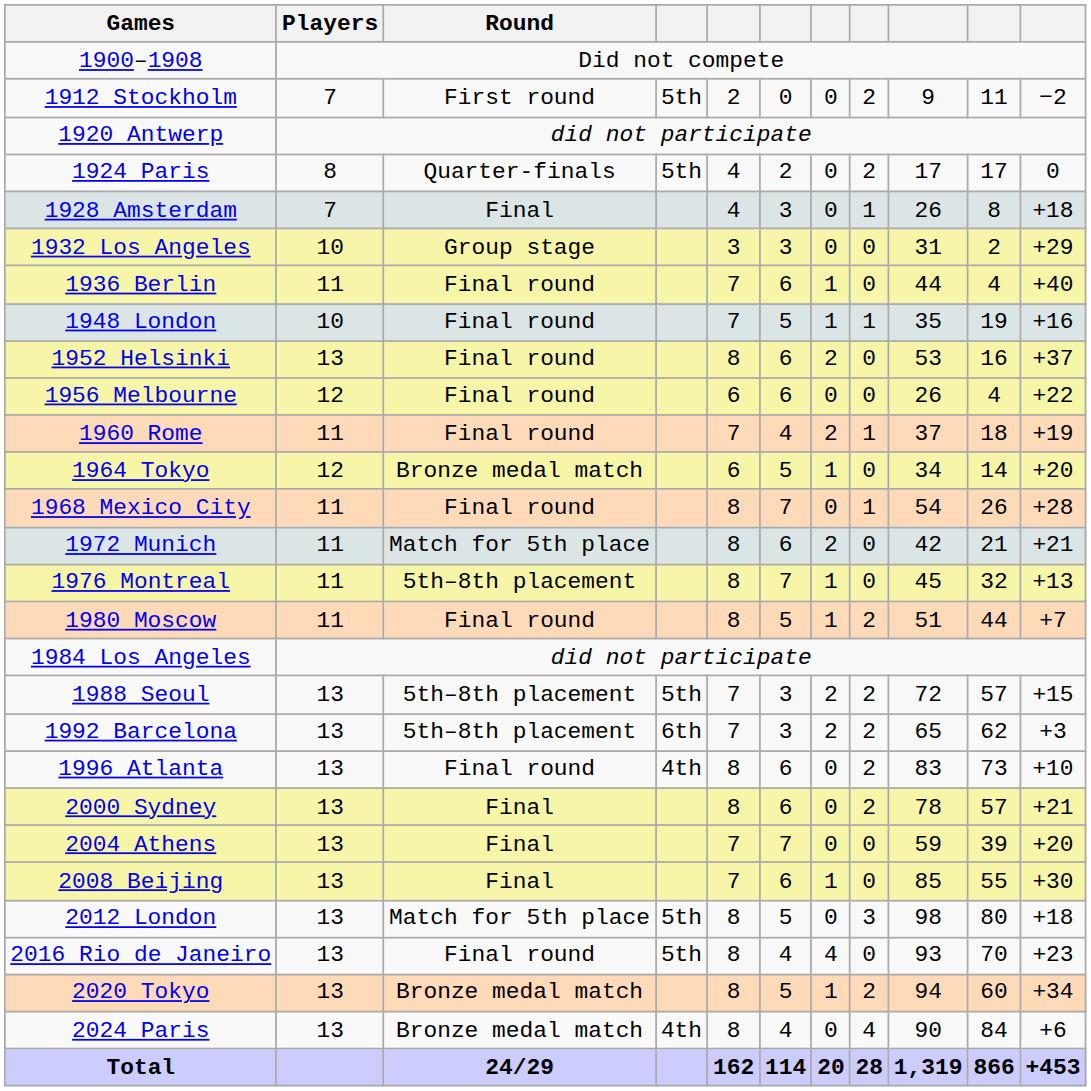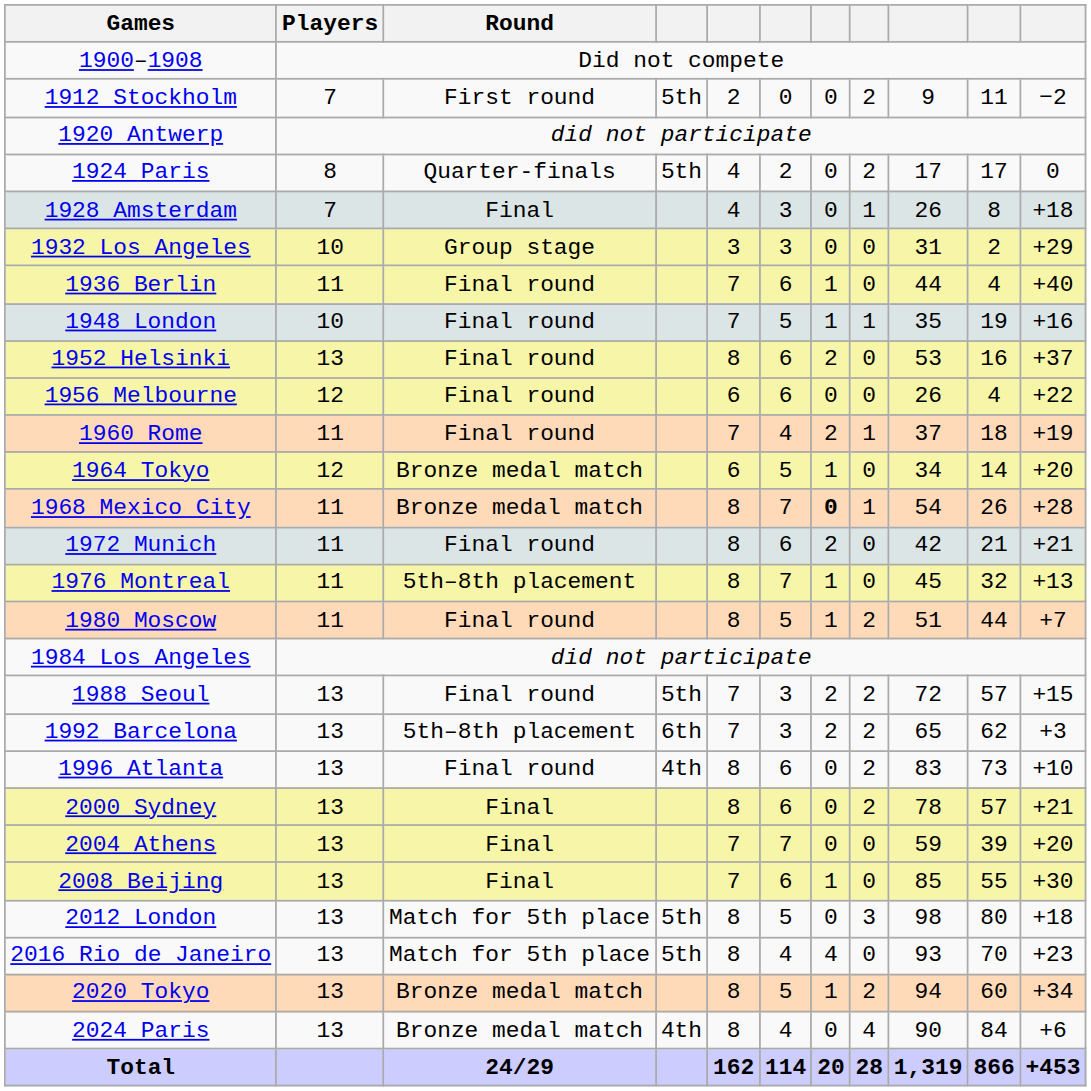(520, 508) Final round -> (520, 508) Bronze medal match
(831, 508) normal -> (831, 508) bold
(520, 546) Match for 5th place -> (520, 546) Final round
(520, 695) 5th–8th placement -> (520, 695) Final round
(520, 956) Final round -> (520, 956) Match for 5th place
